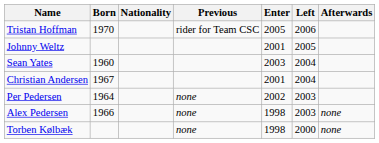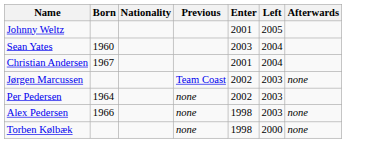- row: (42, 29)
+ row: (45, 79)
